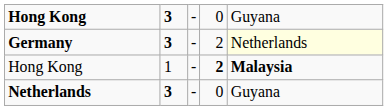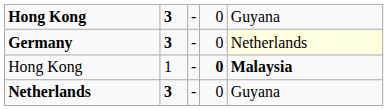(219, 42) 2 -> (219, 42) 0
(219, 67) 2 -> (219, 67) 0
